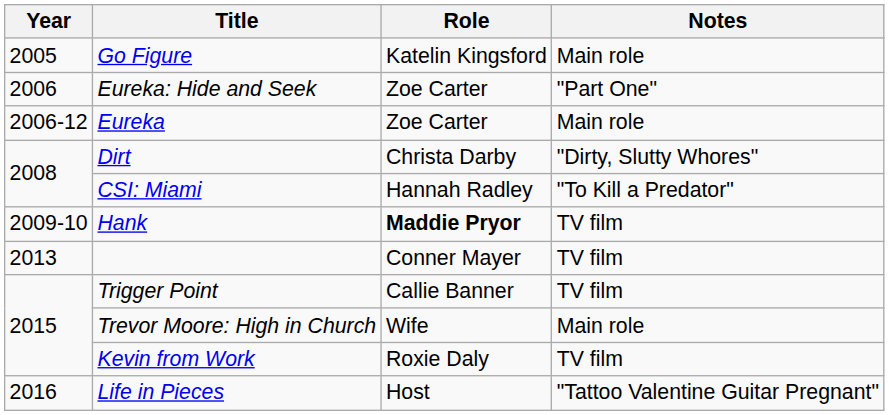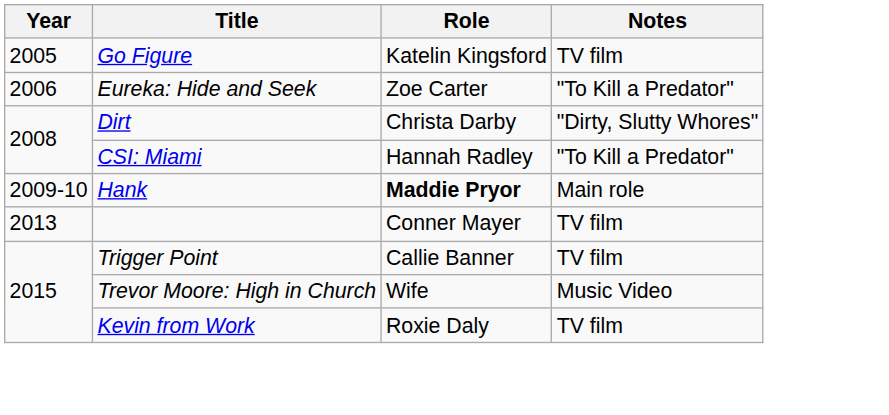(600, 55) Main role -> (590, 55) TV film
(607, 88) "Part One" -> (645, 88) "To Kill a Predator"
- row: (131, 122)
(590, 223) TV film -> (600, 190) Main role
(600, 325) Main role -> (614, 291) Music Video
- row: (161, 392)
